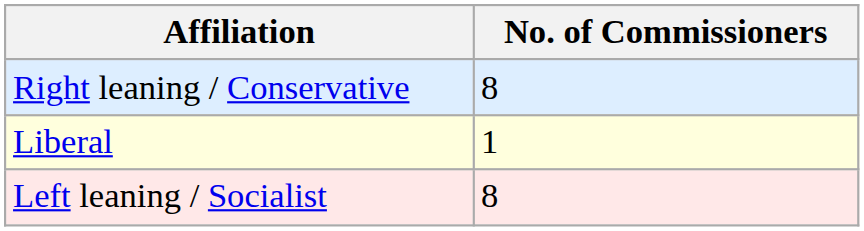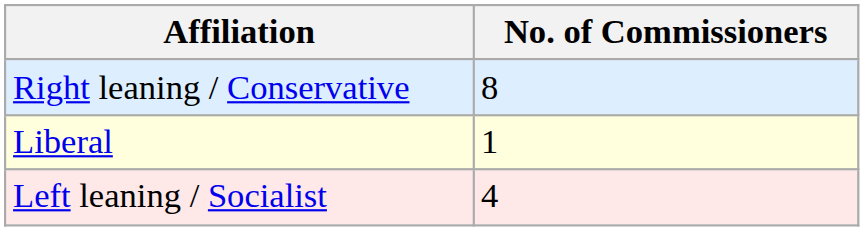(490, 196) 8 -> (490, 196) 4
